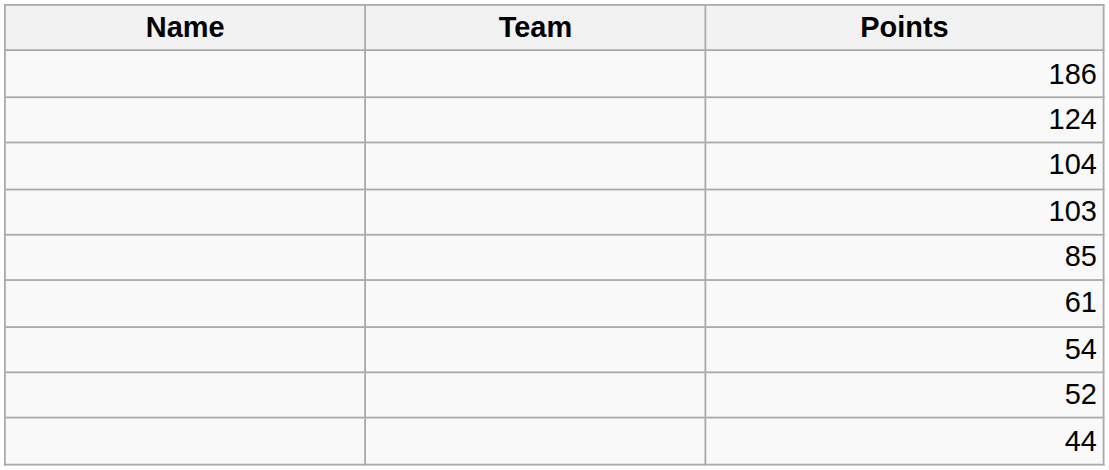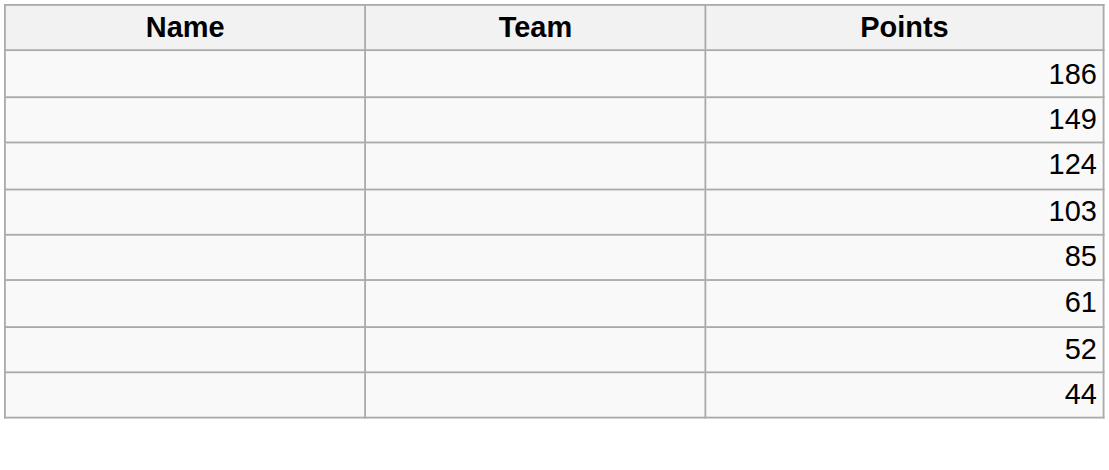+ row: (1073, 119)
- row: (1073, 165)
- row: (1081, 348)
